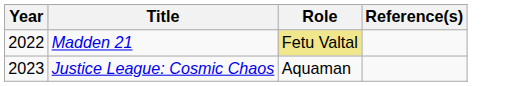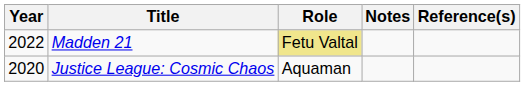+ column: (388, 17)
(26, 68) 2023 -> (26, 68) 2020
